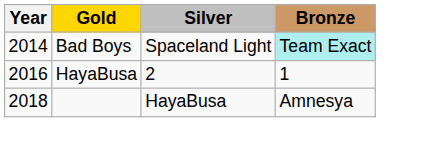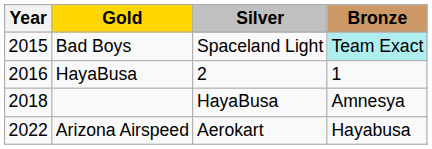(28, 46) 2014 -> (28, 46) 2015
+ row: (122, 130)
